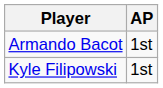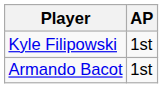rows swapped: (65, 44) <-> (63, 70)
